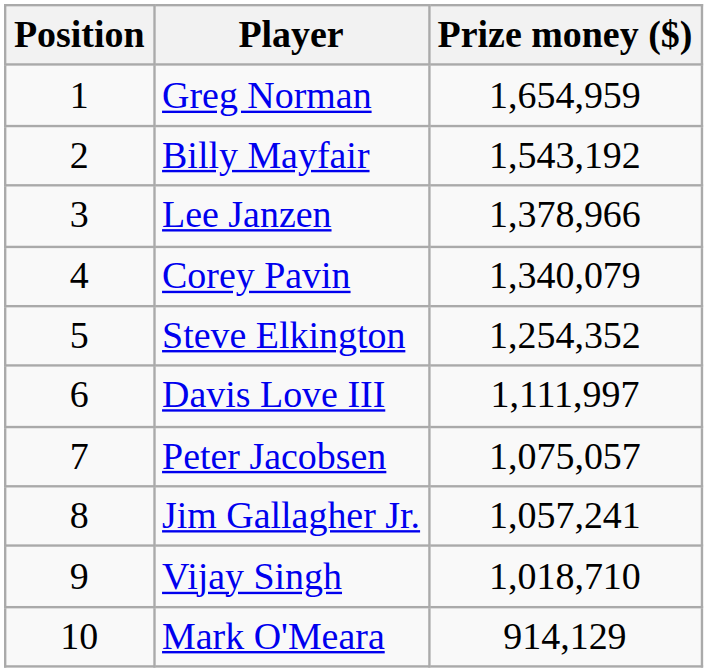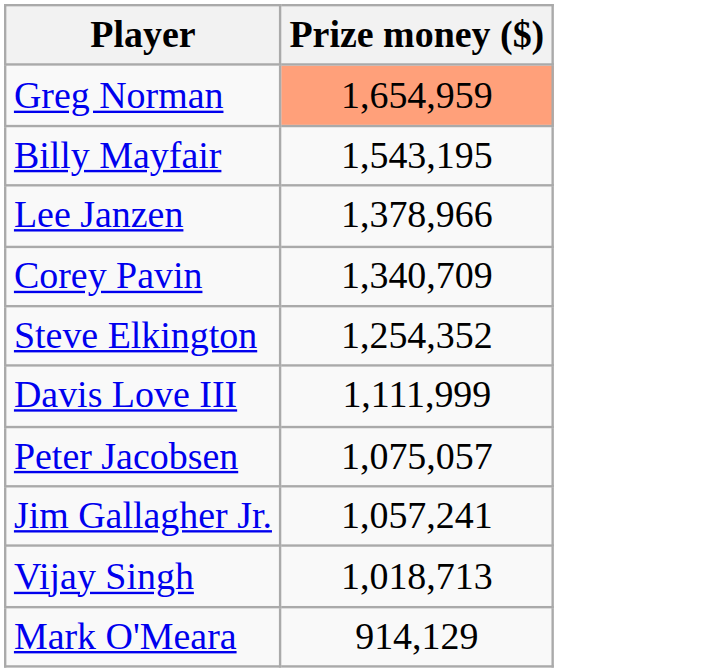- column: (79, 34)
(565, 94) no background -> (417, 94) lightsalmon background
(565, 154) 1,543,192 -> (417, 154) 1,543,195
(565, 275) 1,340,079 -> (417, 275) 1,340,709
(565, 395) 1,111,997 -> (417, 395) 1,111,999
(565, 575) 1,018,710 -> (417, 575) 1,018,713
